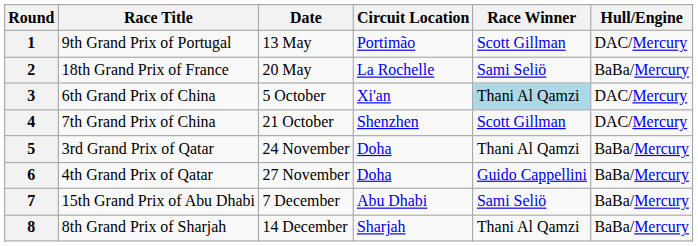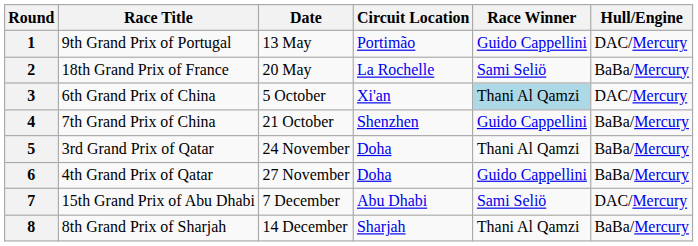(521, 43) Scott Gillman -> (532, 43) Guido Cappellini
(521, 122) Scott Gillman -> (532, 122) Guido Cappellini
(641, 122) DAC/Mercury -> (642, 122) BaBa/Mercury
(642, 200) BaBa/Mercury -> (641, 200) DAC/Mercury
